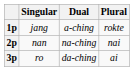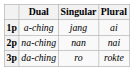columns swapped: (39, 12) <-> (79, 12)
(114, 27) rokte -> (114, 27) ai
(114, 58) ai -> (114, 58) rokte
